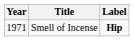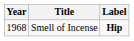(17, 28) 1971 -> (17, 28) 1968
